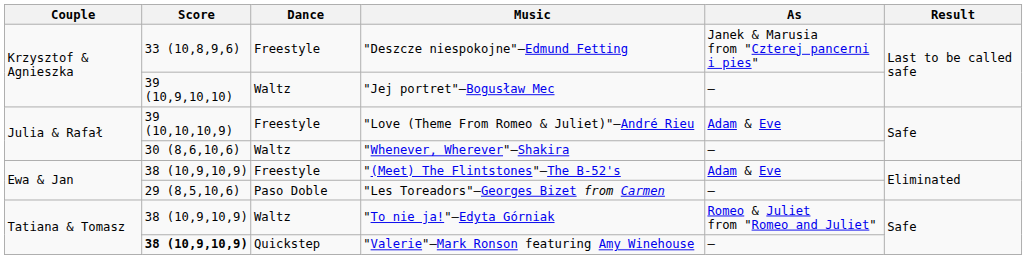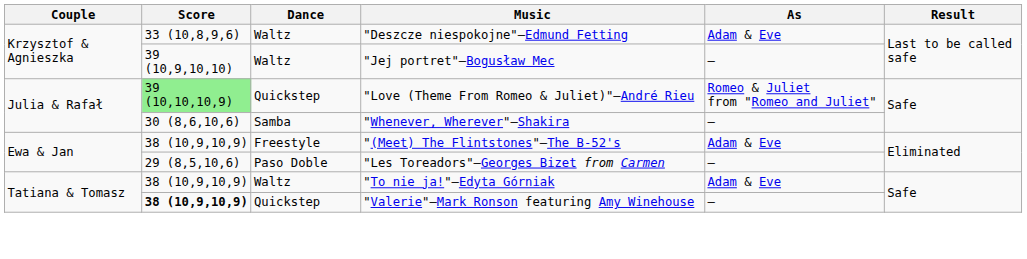(287, 48) Freestyle -> (272, 34) Waltz
(788, 48) Janek & Marusia from "Czterej pancerni i pies" -> (744, 34) Adam & Eve
(189, 124) no background -> (189, 95) lightgreen background
(287, 124) Freestyle -> (287, 95) Quickstep
(744, 124) Adam & Eve -> (792, 95) Romeo & Juliet from "Romeo and Juliet"
(272, 150) Waltz -> (272, 122) Samba
(792, 217) Romeo & Juliet from "Romeo and Juliet" -> (744, 182) Adam & Eve
